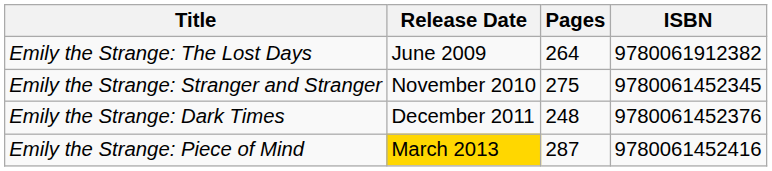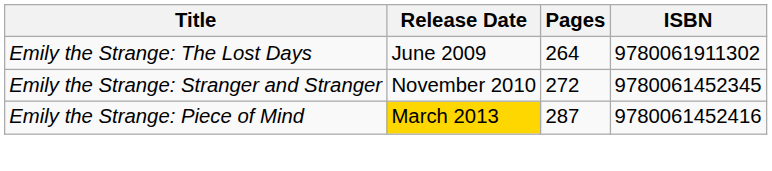(688, 52) 9780061912382 -> (687, 52) 9780061911302
(562, 85) 275 -> (562, 85) 272
- row: (147, 117)
